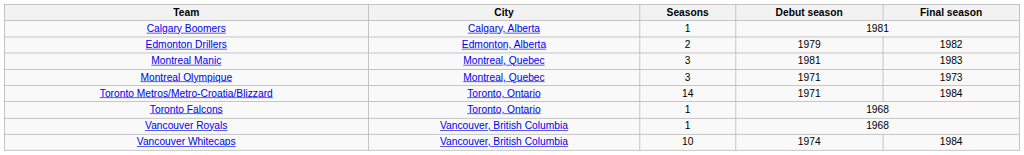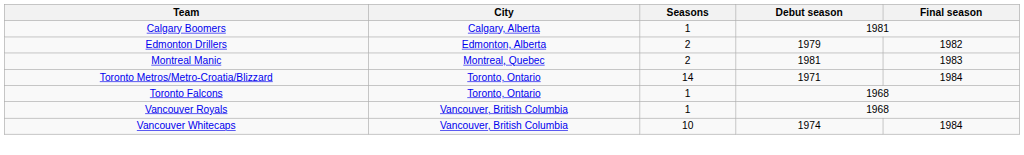(688, 61) 3 -> (688, 61) 2
- row: (186, 77)
